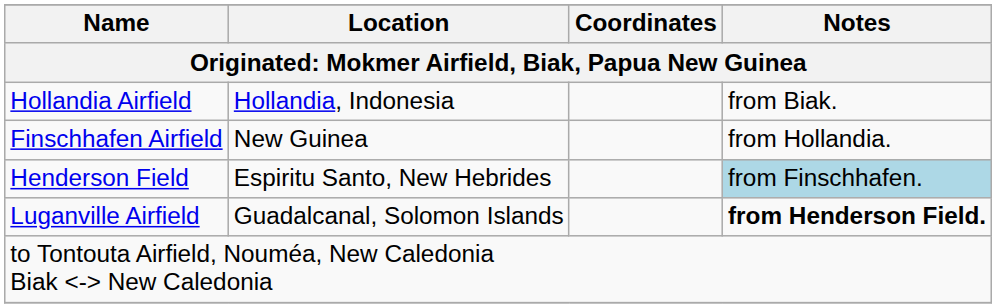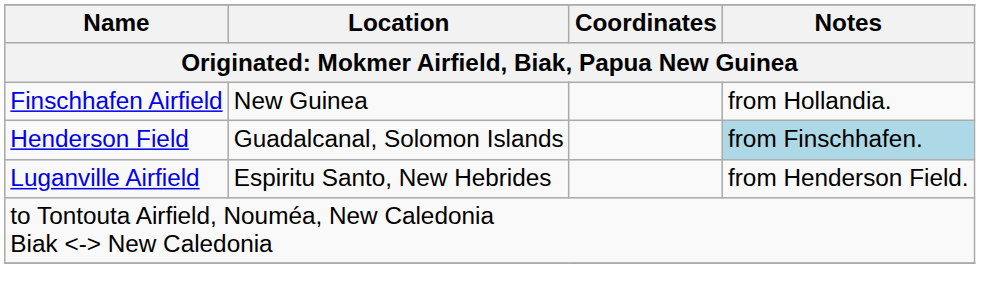- row: (101, 100)
(393, 178) Espiritu Santo, New Hebrides -> (399, 139) Guadalcanal, Solomon Islands
(399, 216) Guadalcanal, Solomon Islands -> (393, 178) Espiritu Santo, New Hebrides
(857, 216) bold -> (848, 178) normal
